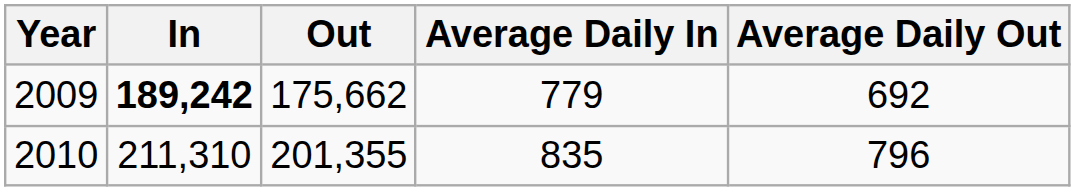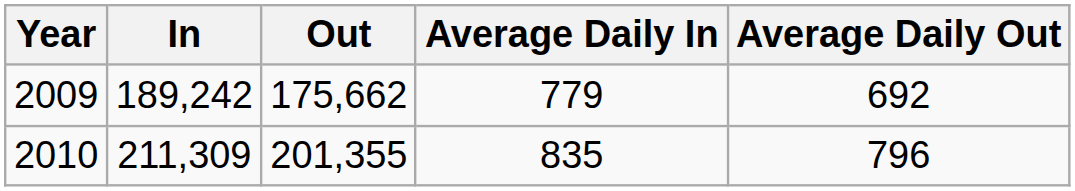(184, 94) bold -> (184, 94) normal
(184, 154) 211,310 -> (184, 154) 211,309
